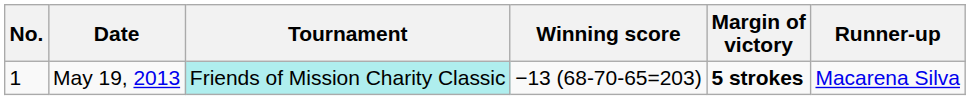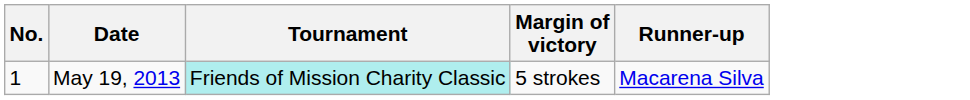- column: (608, 33)
(757, 78) bold -> (558, 78) normal
